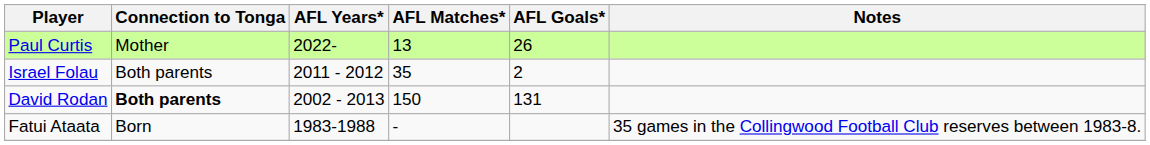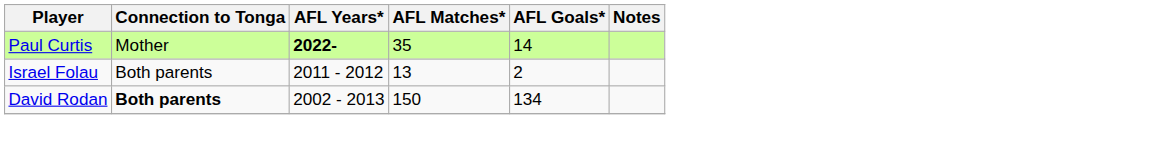(315, 45) normal -> (315, 45) bold
(402, 45) 13 -> (402, 45) 35
(523, 45) 26 -> (523, 45) 14
(402, 72) 35 -> (402, 72) 13
(528, 99) 131 -> (528, 99) 134
- row: (54, 126)
